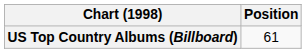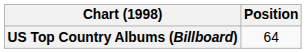(271, 37) 61 -> (271, 37) 64
